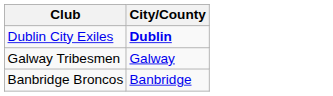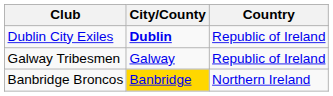+ column: (269, 15)
(161, 79) no background -> (161, 79) gold background
